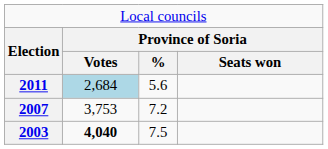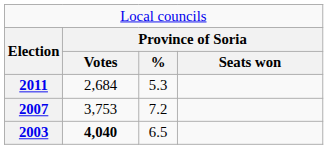(101, 86) lightblue background -> (101, 86) no background
(158, 86) 5.6 -> (158, 86) 5.3
(158, 132) 7.5 -> (158, 132) 6.5
